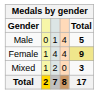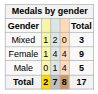rows swapped: (23, 40) <-> (23, 68)
(81, 54) khaki background -> (81, 54) no background
